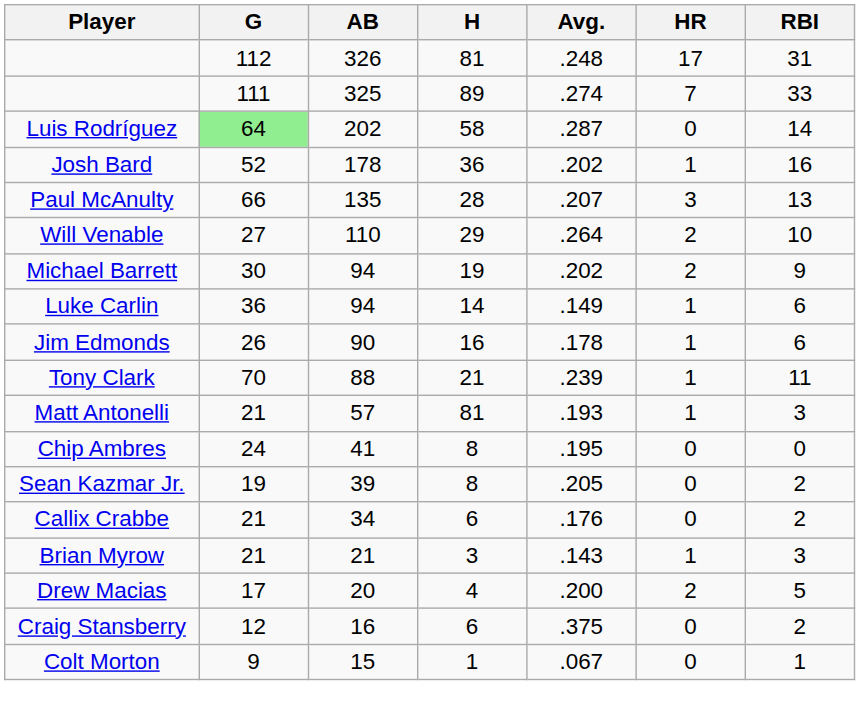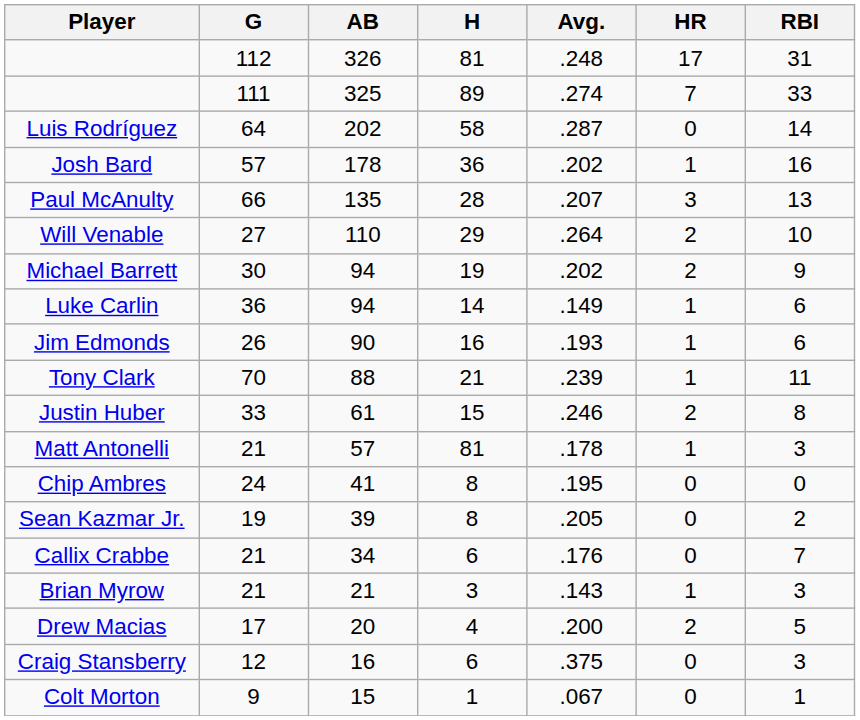(254, 128) lightgreen background -> (254, 128) no background
(254, 164) 52 -> (254, 164) 57
(581, 341) .178 -> (581, 341) .193
+ row: (102, 413)
(581, 413) .193 -> (581, 448) .178
(800, 519) 2 -> (800, 555) 7
(800, 626) 2 -> (800, 661) 3
